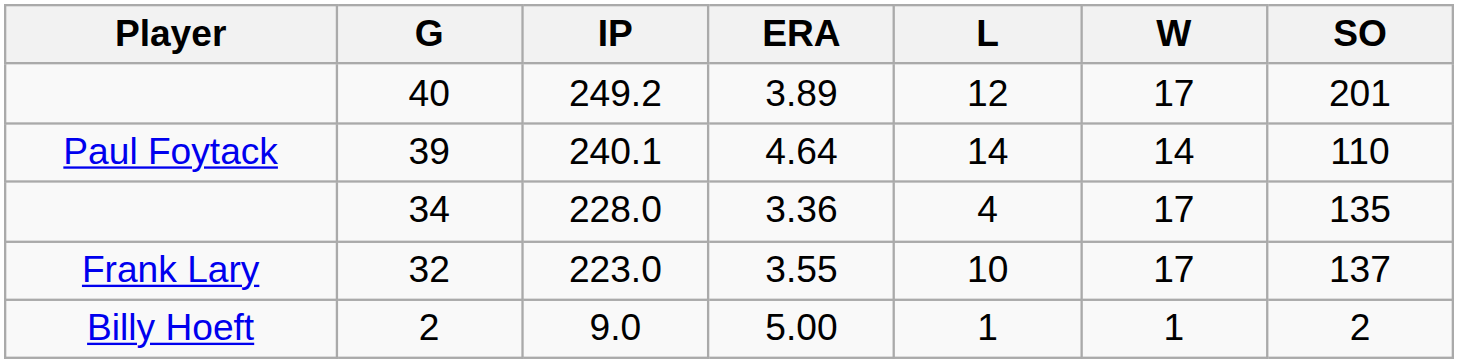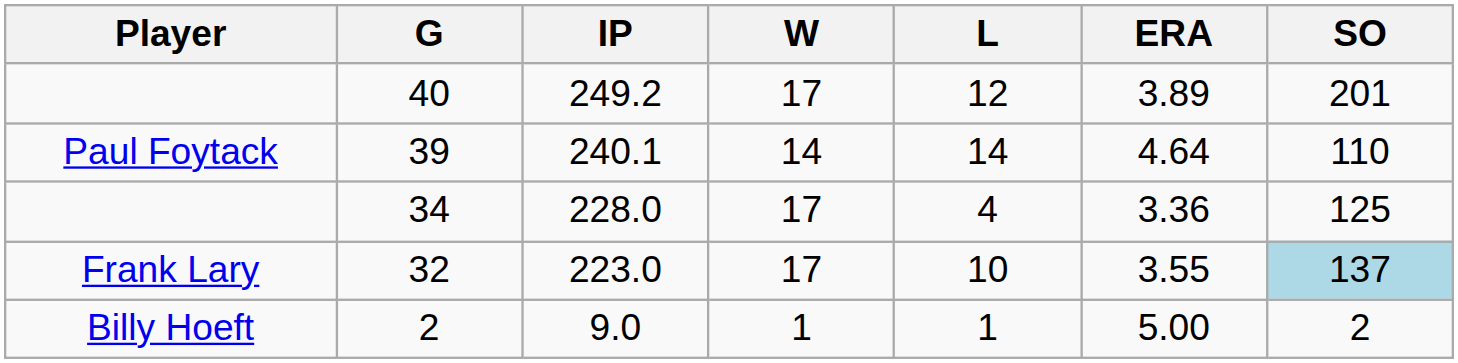columns swapped: (1174, 33) <-> (801, 33)
(1360, 210) 135 -> (1360, 210) 125
(1360, 269) no background -> (1360, 269) lightblue background
